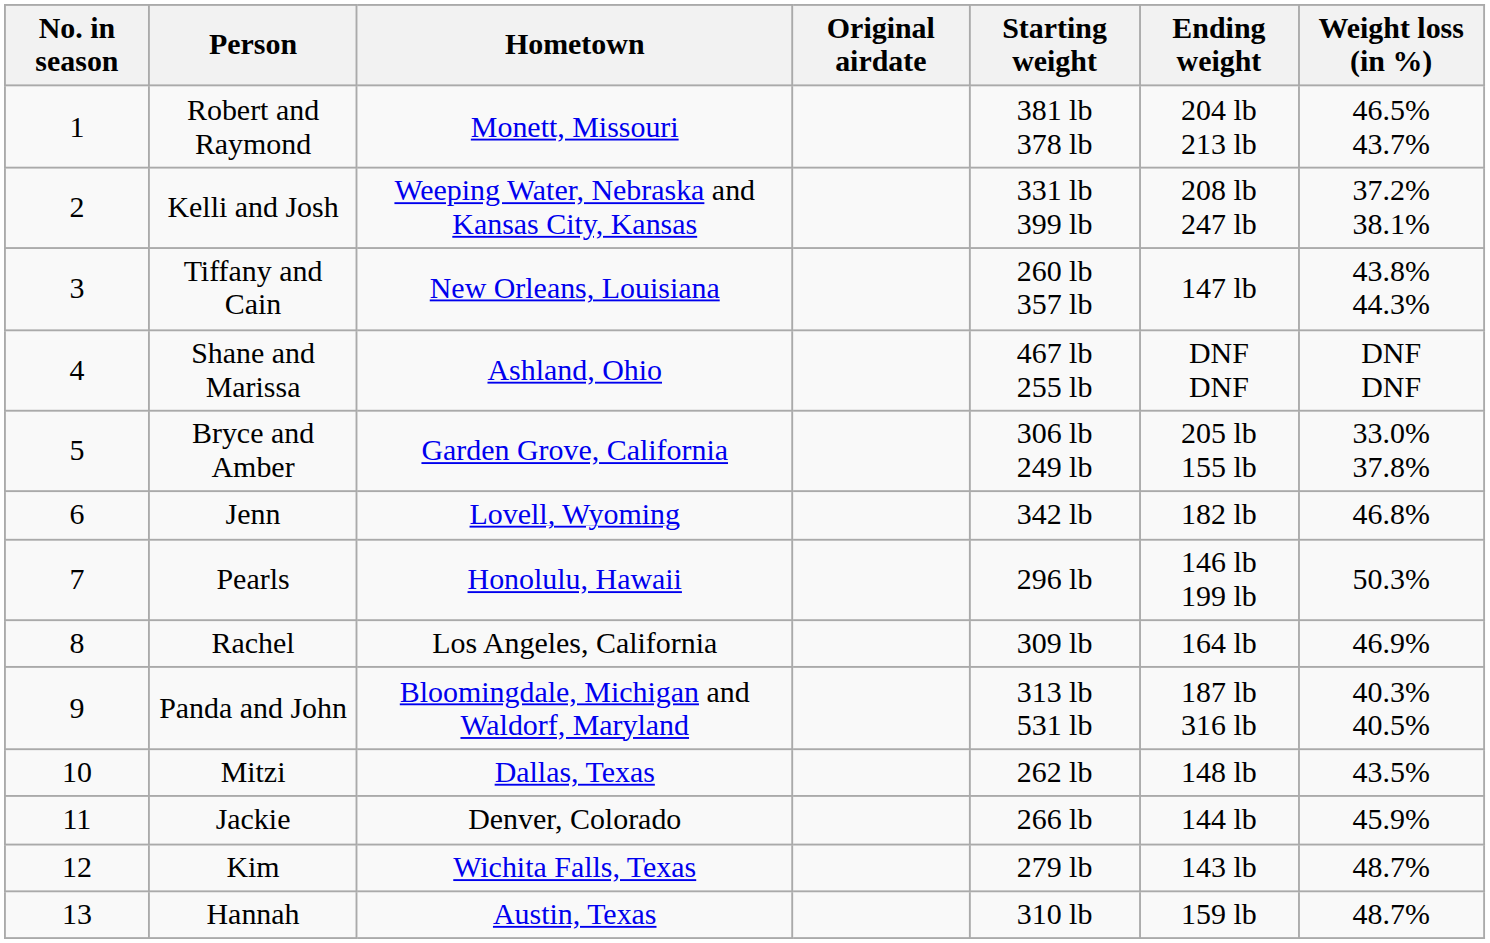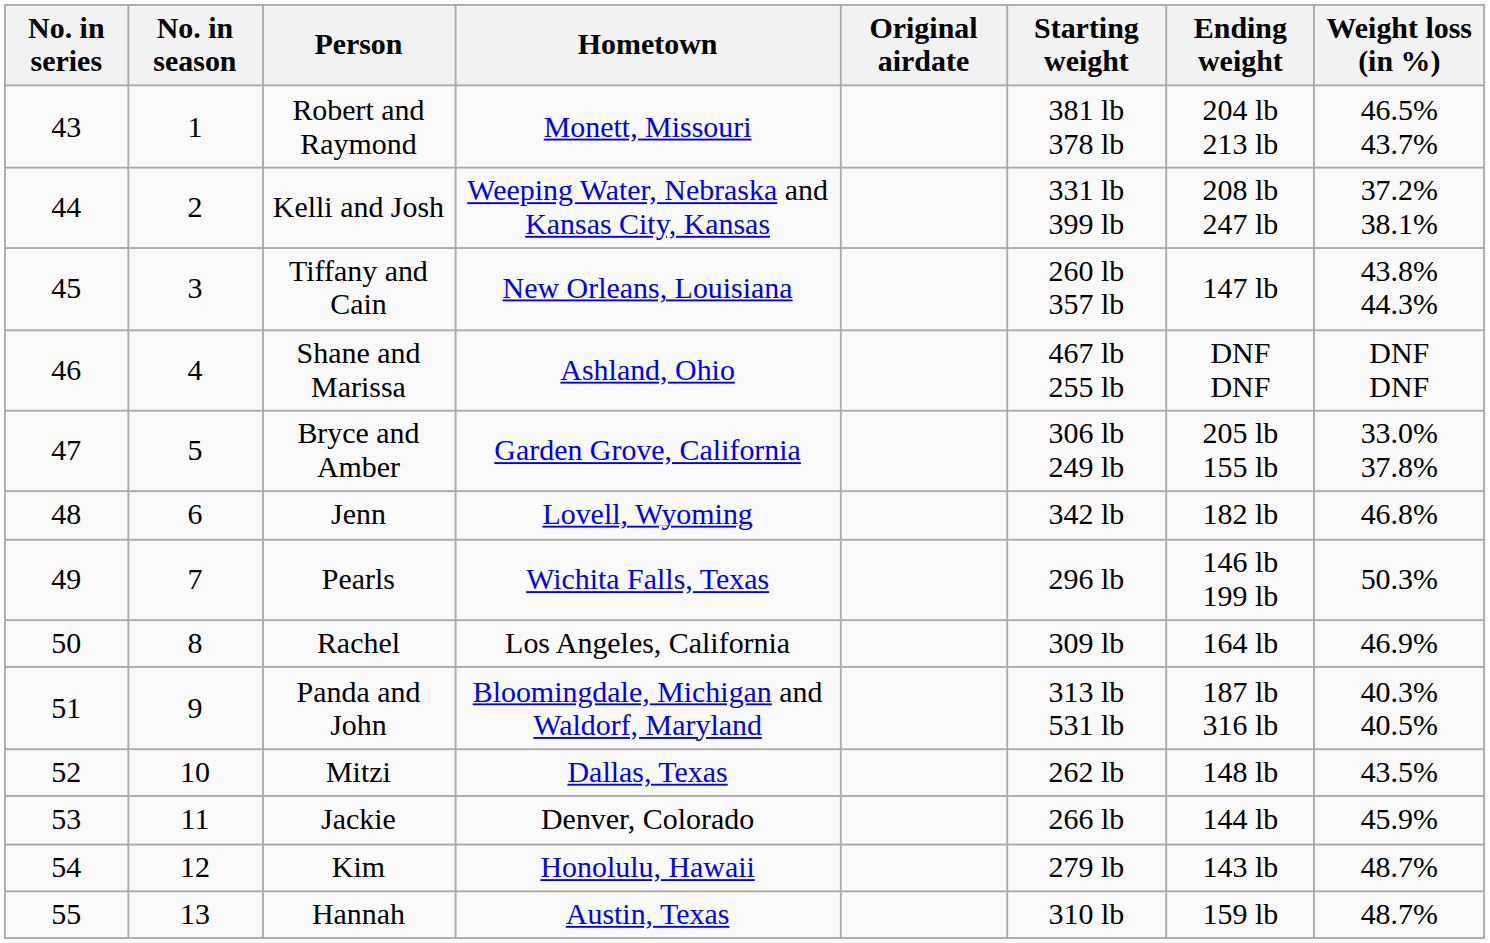+ column: (66, 45)
(575, 579) Honolulu, Hawaii -> (648, 579) Wichita Falls, Texas
(575, 866) Wichita Falls, Texas -> (648, 866) Honolulu, Hawaii
